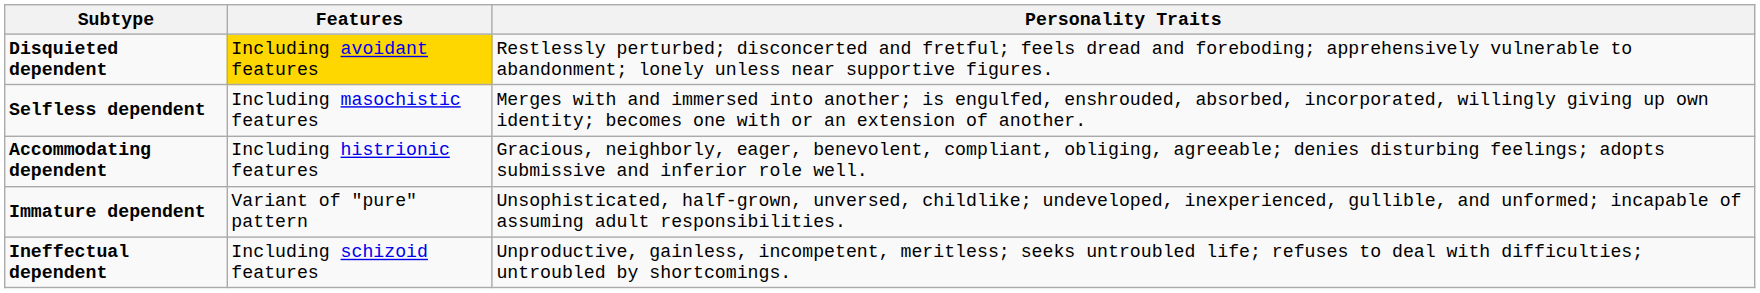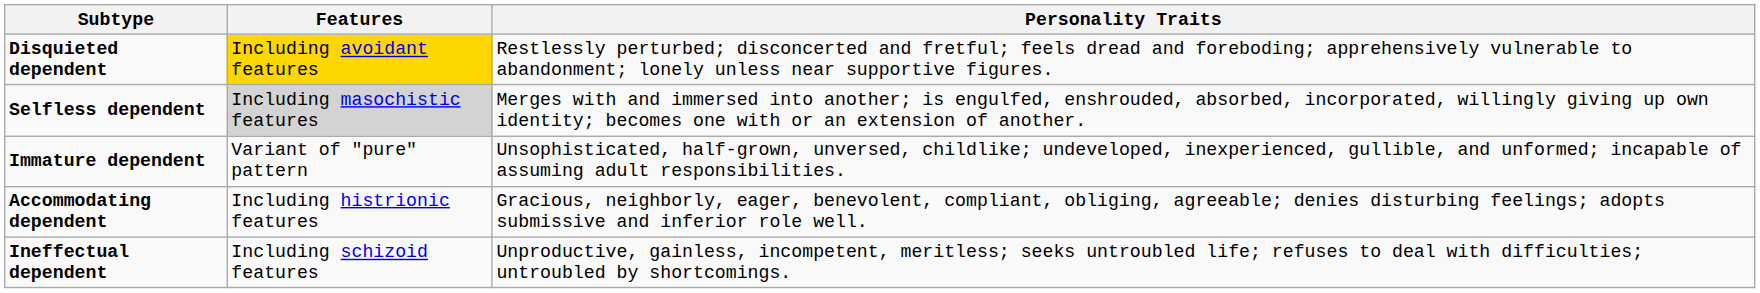(346, 110) no background -> (346, 110) lightgrey background
rows swapped: (107, 212) <-> (80, 161)
